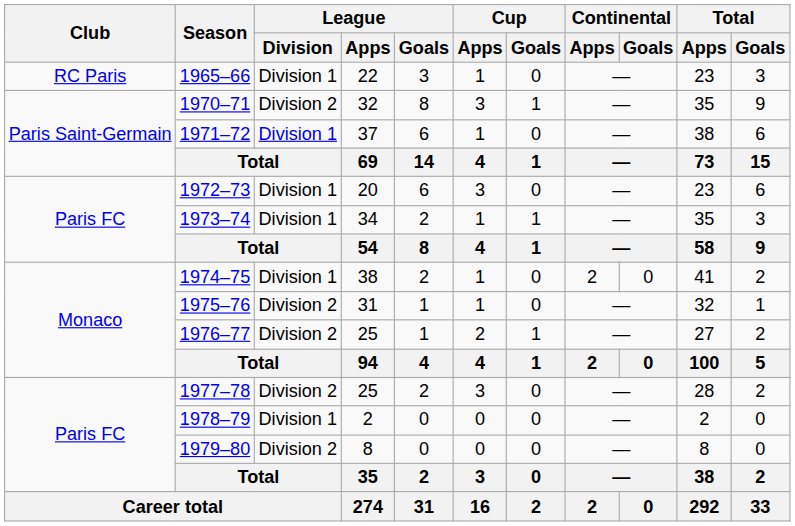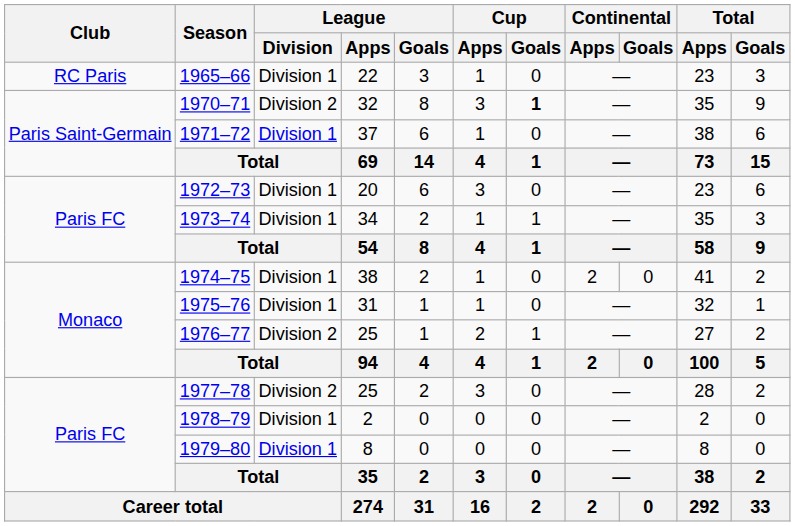(536, 104) normal -> (536, 104) bold
(298, 305) Division 2 -> (298, 305) Division 1
(298, 448) Division 2 -> (298, 448) Division 1
